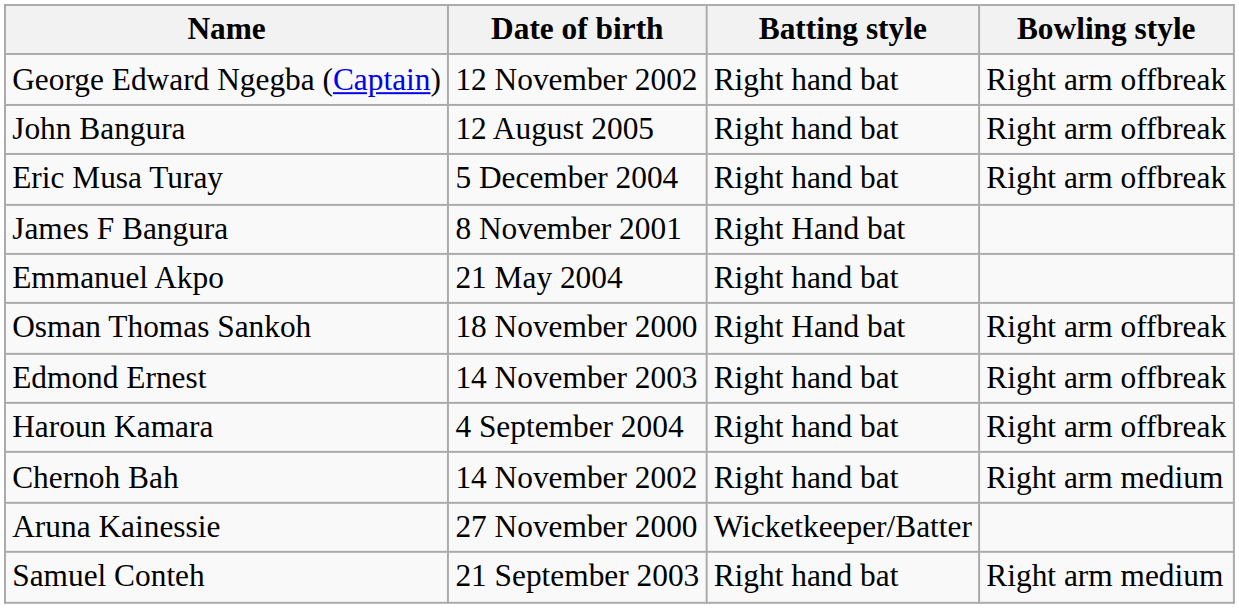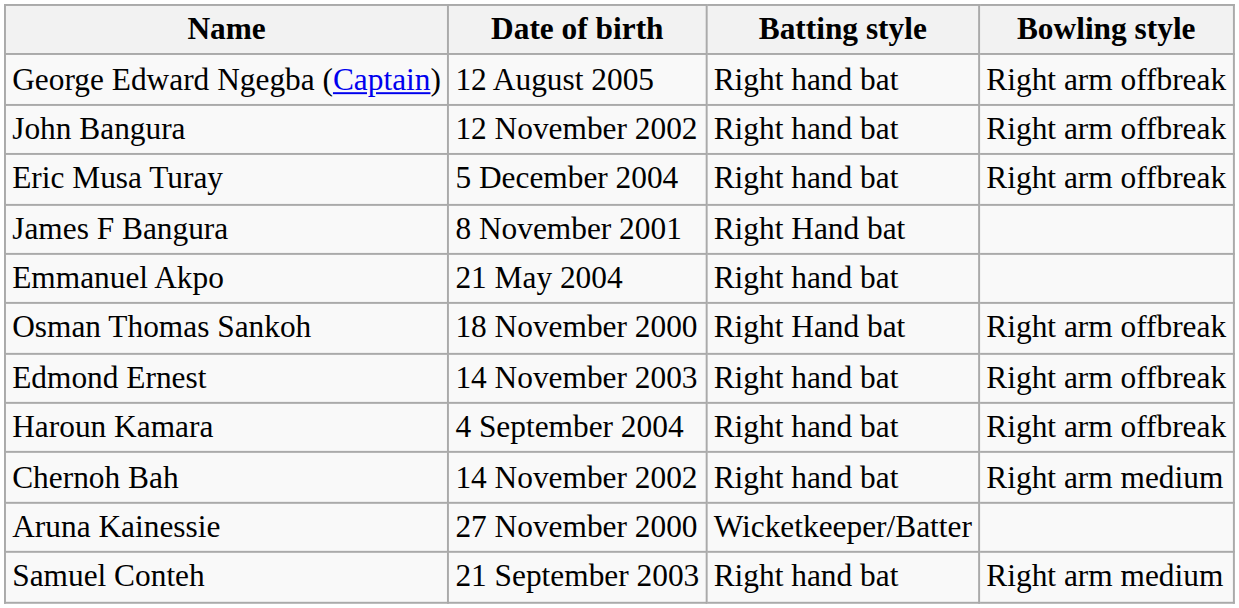(576, 79) 12 November 2002 -> (555, 79) 12 August 2005
(555, 128) 12 August 2005 -> (576, 128) 12 November 2002
